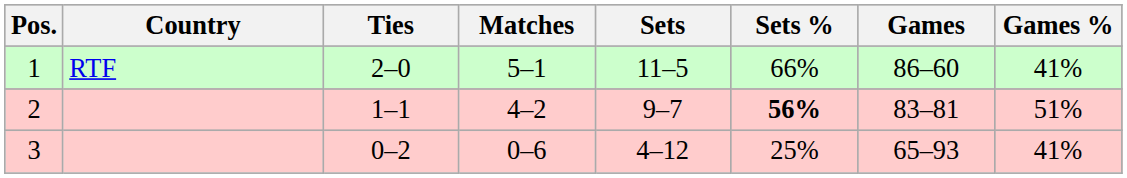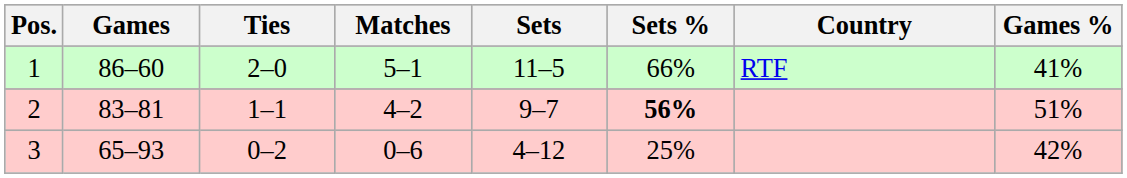columns swapped: (193, 25) <-> (926, 25)
(1058, 151) 41% -> (1058, 151) 42%
